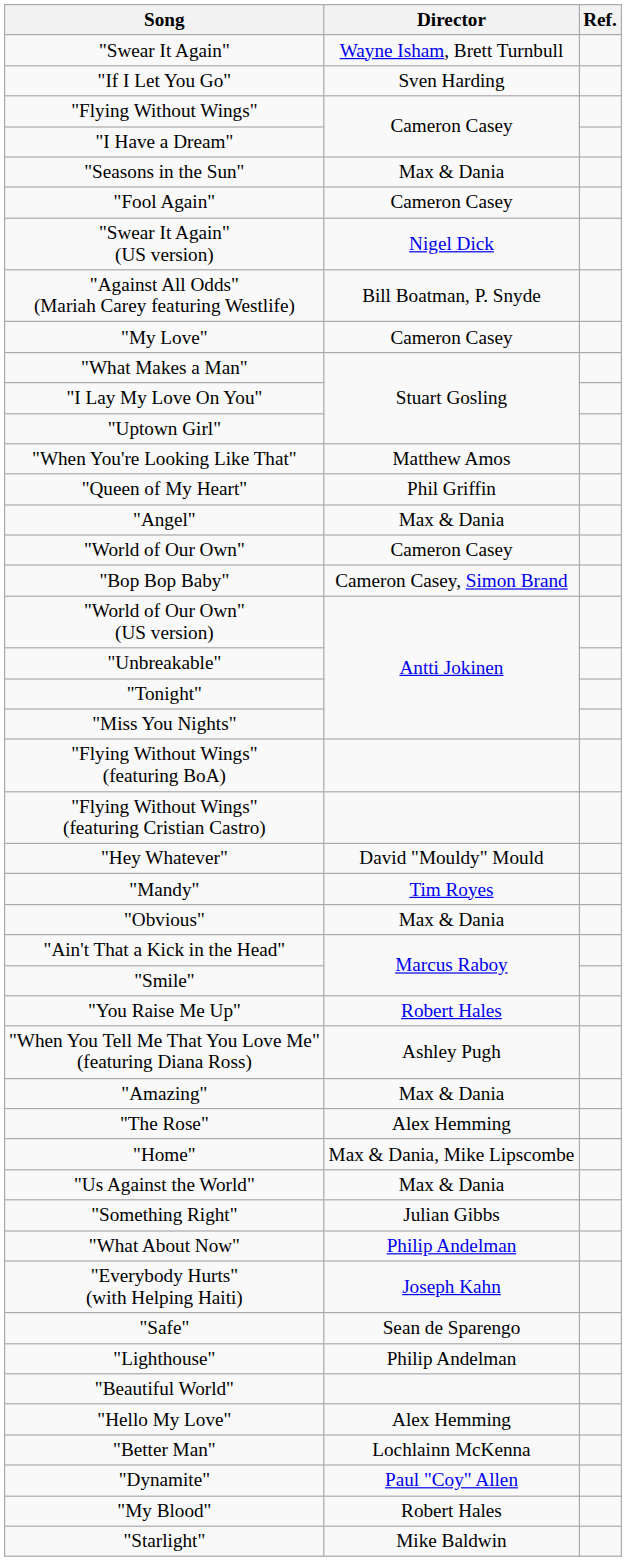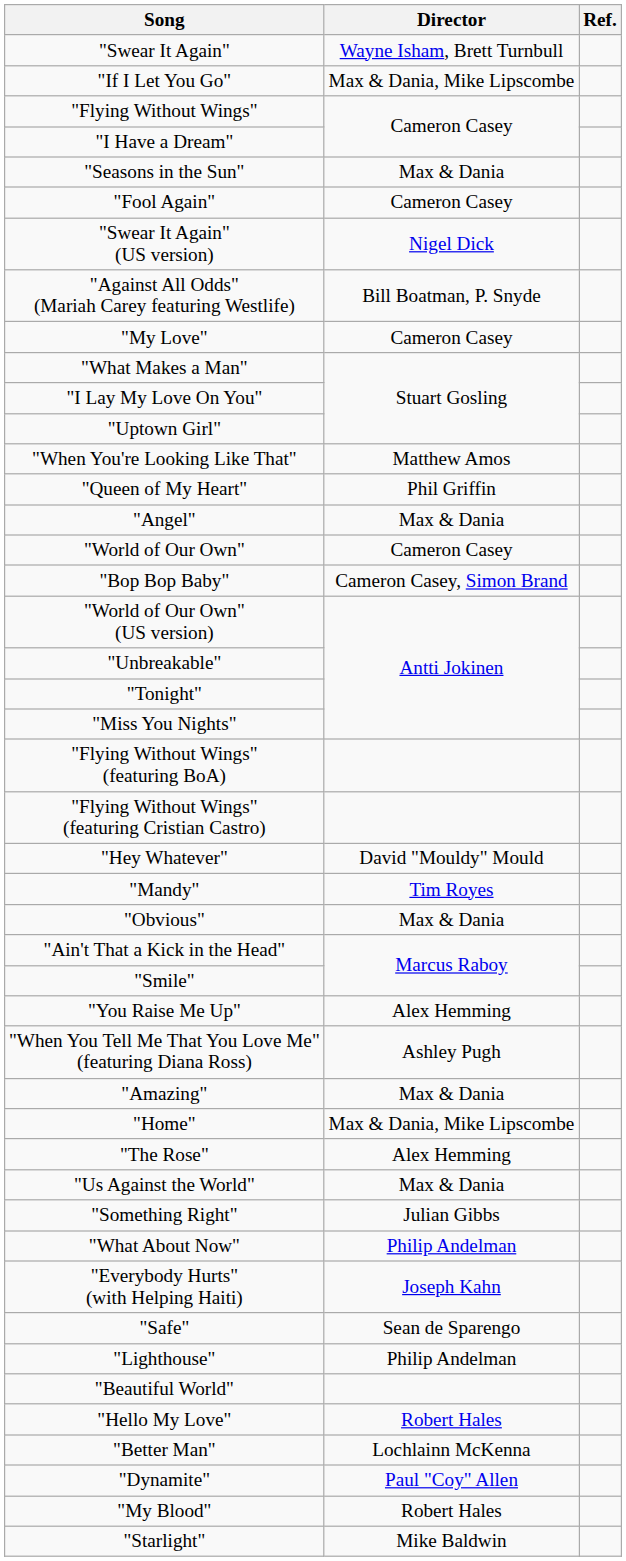(451, 80) Sven Harding -> (451, 80) Max & Dania, Mike Lipscombe
(451, 1010) Robert Hales -> (451, 1010) Alex Hemming
rows swapped: (164, 1123) <-> (164, 1154)
(451, 1419) Alex Hemming -> (451, 1419) Robert Hales
